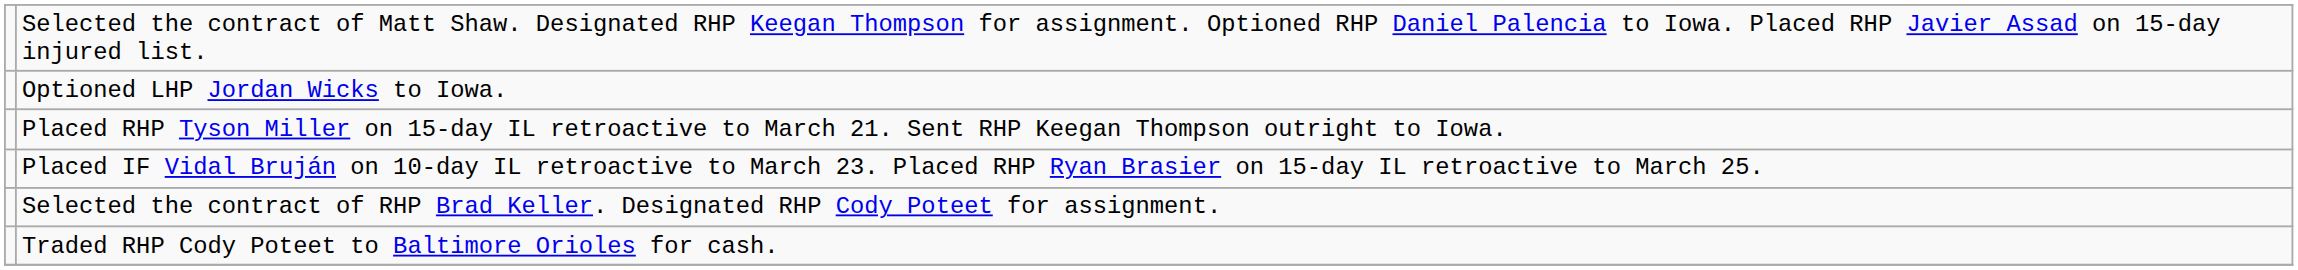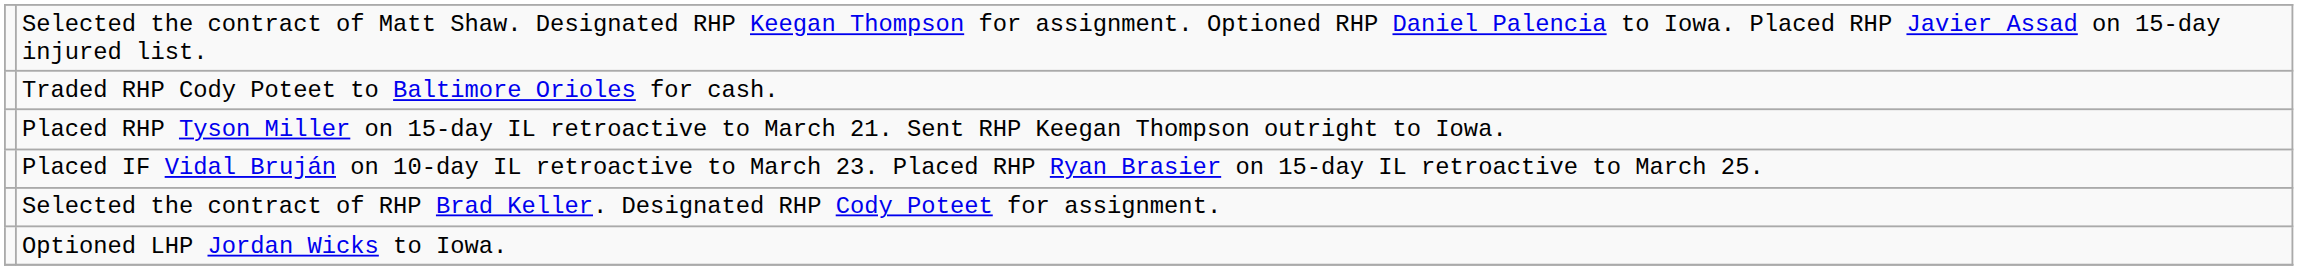rows swapped: (265, 91) <-> (400, 246)
